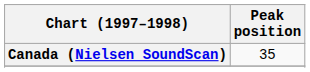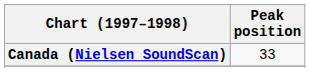(267, 55) 35 -> (267, 55) 33
